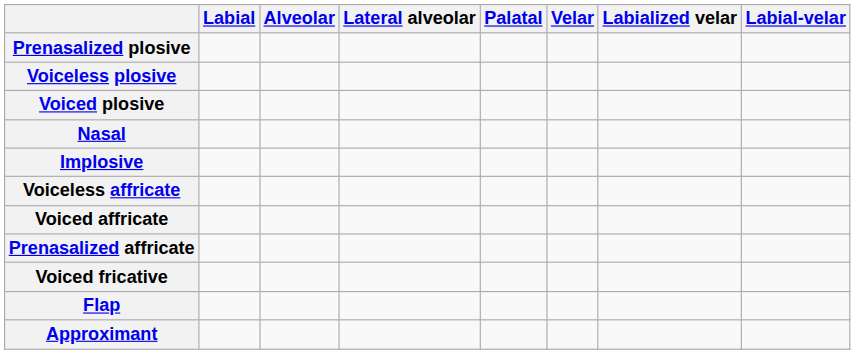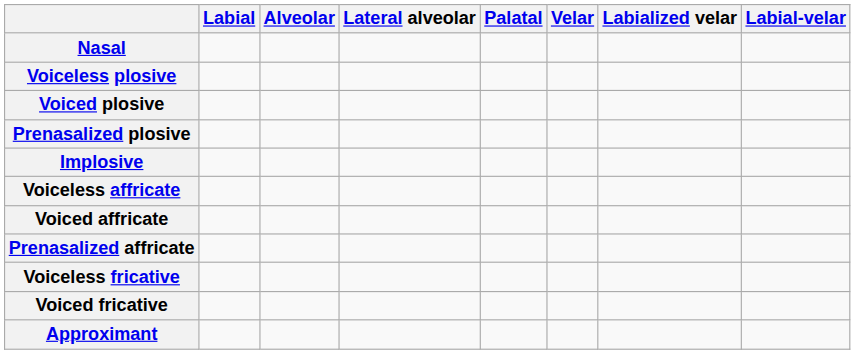rows swapped: (102, 133) <-> (102, 47)
+ row: (102, 276)
- row: (102, 305)
